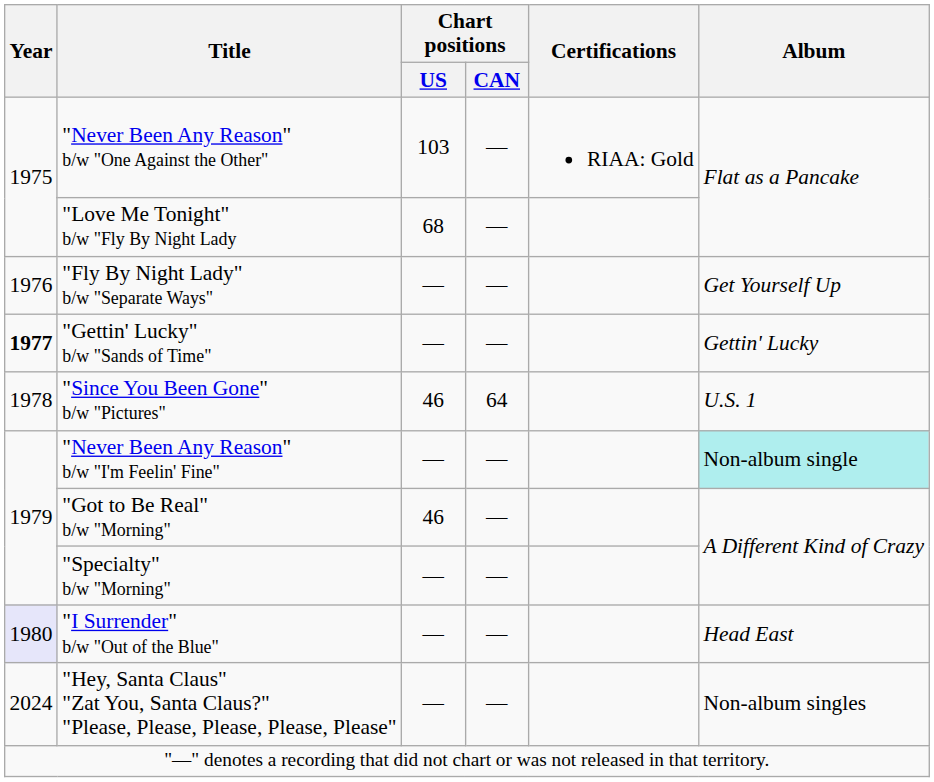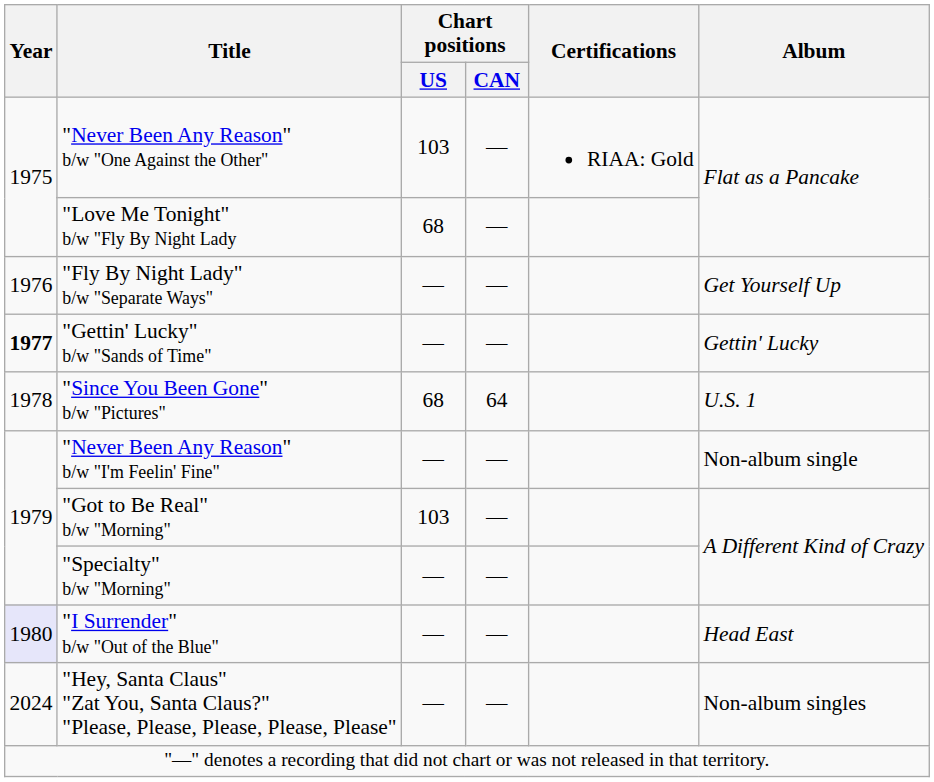(433, 401) 46 -> (433, 401) 68
(781, 459) paleturquoise background -> (781, 459) no background
(433, 517) 46 -> (433, 517) 103
